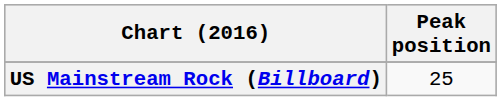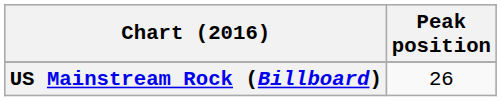(441, 79) 25 -> (441, 79) 26
